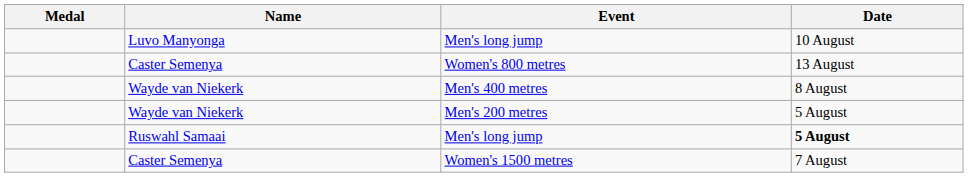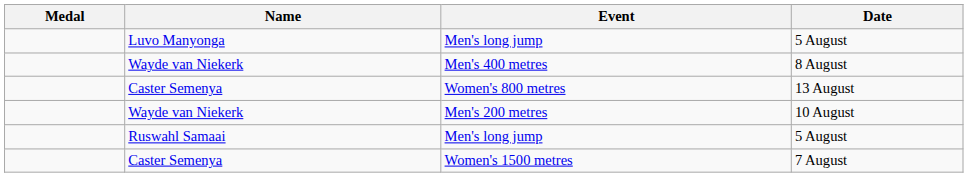(825, 40) 10 August -> (821, 40) 5 August
rows swapped: (186, 88) <-> (175, 64)
(821, 112) 5 August -> (825, 112) 10 August
(822, 136) bold -> (821, 136) normal
